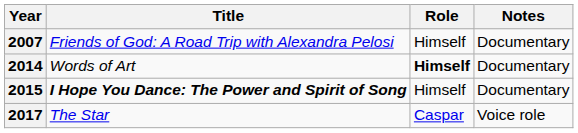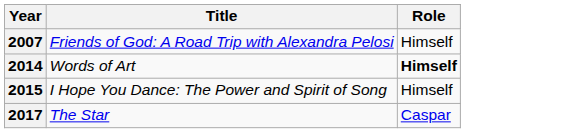- column: (523, 16)
(228, 90) bold -> (218, 90) normal
